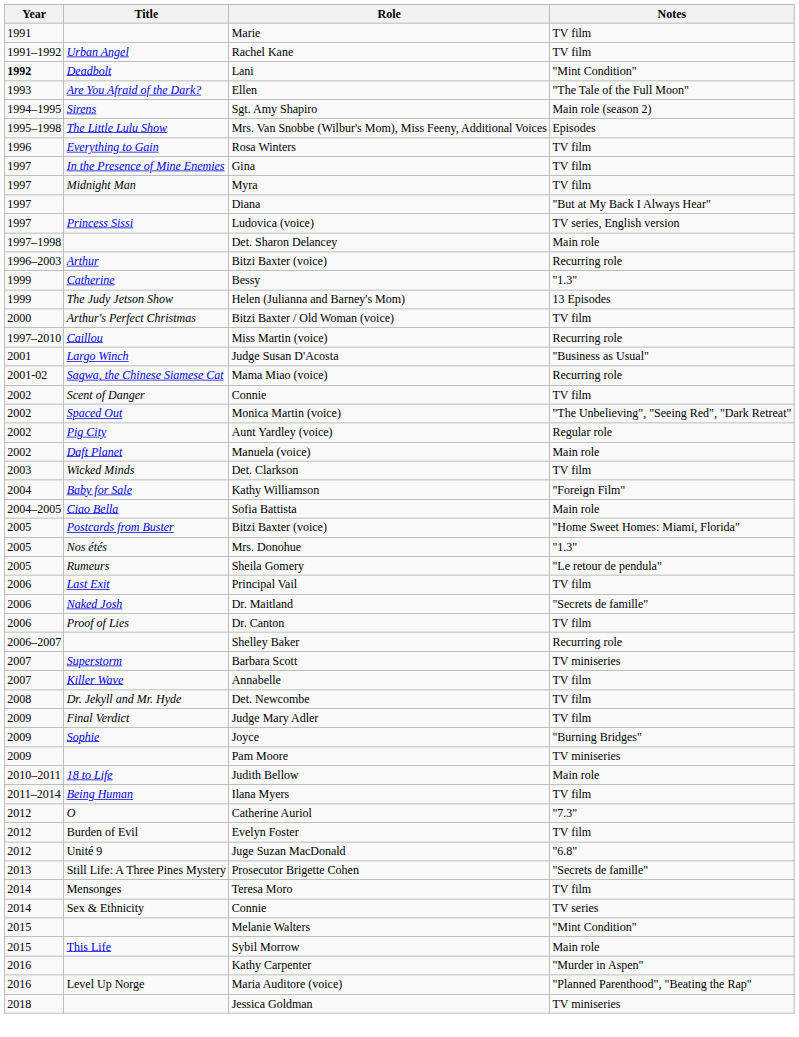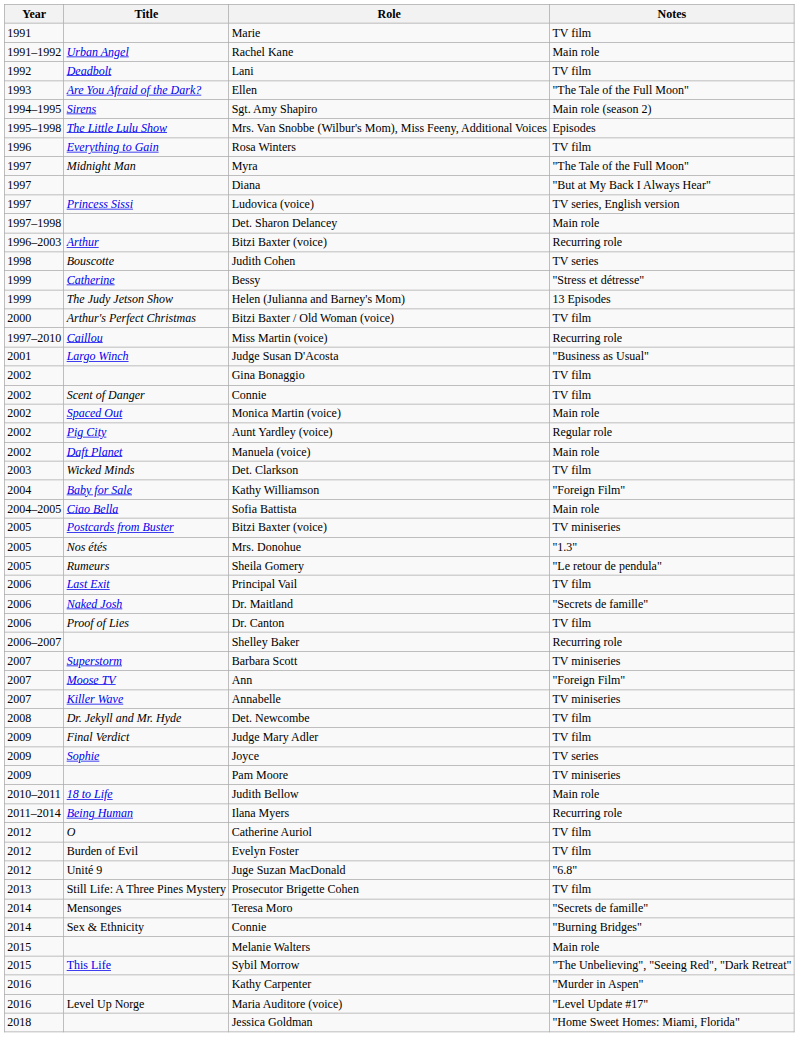(572, 52) TV film -> (576, 52) Main role
(19, 71) bold -> (19, 71) normal
(594, 71) "Mint Condition" -> (572, 71) TV film
- row: (146, 166)
(572, 185) TV film -> (621, 166) "The Tale of the Full Moon"
+ row: (90, 261)
(565, 280) "1.3" -> (598, 280) "Stress et détresse"
- row: (145, 375)
+ row: (146, 375)
(672, 413) "The Unbelieving", "Seeing Red", "Dark Retreat" -> (576, 413) Main role
(646, 527) "Home Sweet Homes: Miami, Florida" -> (586, 527) TV miniseries
+ row: (91, 680)
(572, 680) TV film -> (586, 699) TV miniseries
(597, 737) "Burning Bridges" -> (575, 756) TV series
(572, 794) TV film -> (587, 813) Recurring role
(565, 813) "7.3" -> (572, 832) TV film
(600, 870) "Secrets de famille" -> (572, 889) TV film
(572, 889) TV film -> (600, 908) "Secrets de famille"
(575, 908) TV series -> (597, 927) "Burning Bridges"
(594, 927) "Mint Condition" -> (576, 946) Main role
(576, 946) Main role -> (672, 965) "The Unbelieving", "Seeing Red", "Dark Retreat"
(652, 984) "Planned Parenthood", "Beating the Rap" -> (600, 1003) "Level Update #17"
(586, 1003) TV miniseries -> (646, 1022) "Home Sweet Homes: Miami, Florida"
